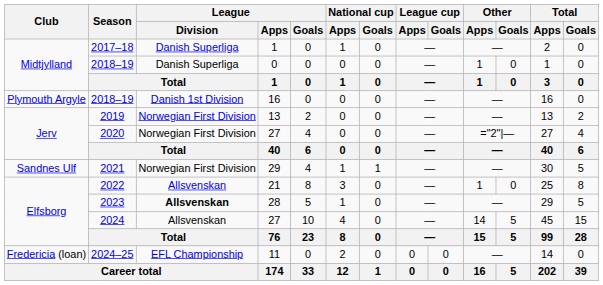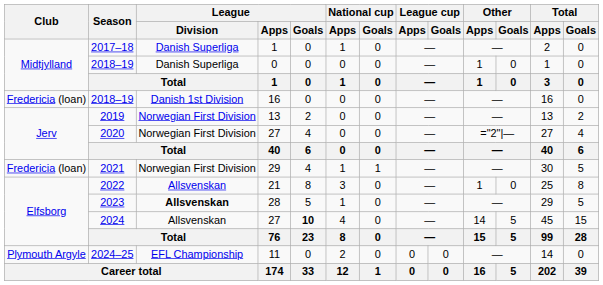(46, 99) Plymouth Argyle -> (46, 99) Fredericia (loan)
(46, 168) Sandnes Ulf -> (46, 168) Fredericia (loan)
(308, 220) normal -> (308, 220) bold
(46, 254) Fredericia (loan) -> (46, 254) Plymouth Argyle
